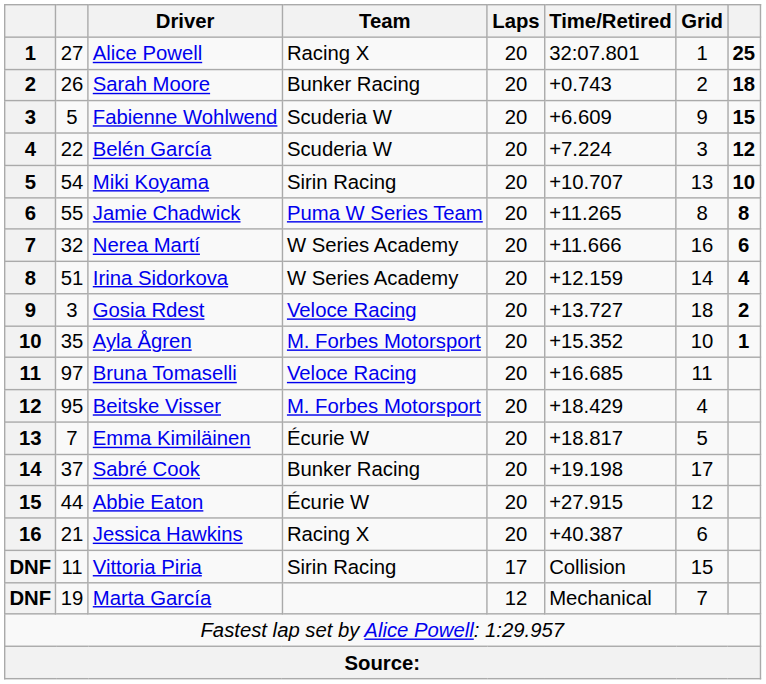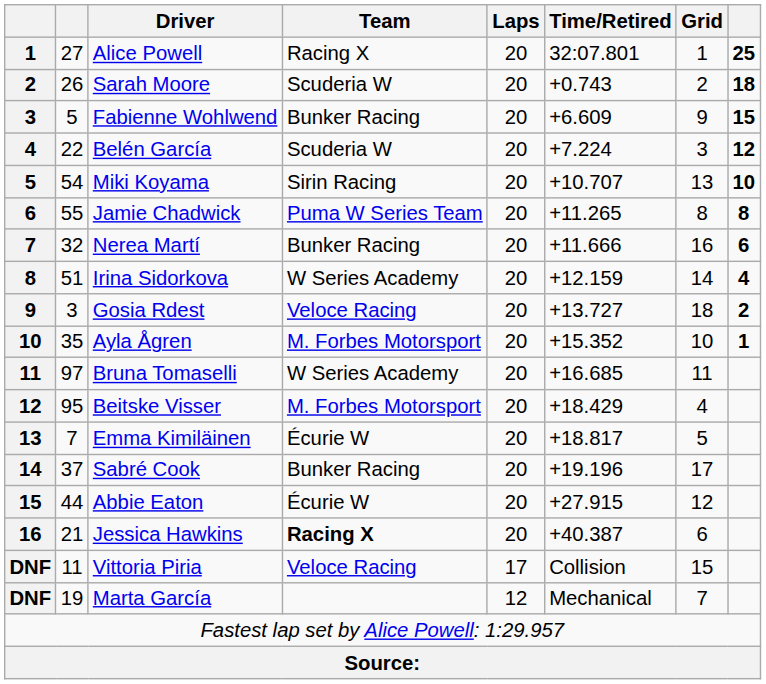(353, 85) Bunker Racing -> (339, 85) Scuderia W
(339, 117) Scuderia W -> (353, 117) Bunker Racing
(373, 246) W Series Academy -> (353, 246) Bunker Racing
(352, 374) Veloce Racing -> (373, 374) W Series Academy
(586, 470) +19.198 -> (586, 470) +19.196
(328, 534) normal -> (330, 534) bold
(342, 566) Sirin Racing -> (352, 566) Veloce Racing
